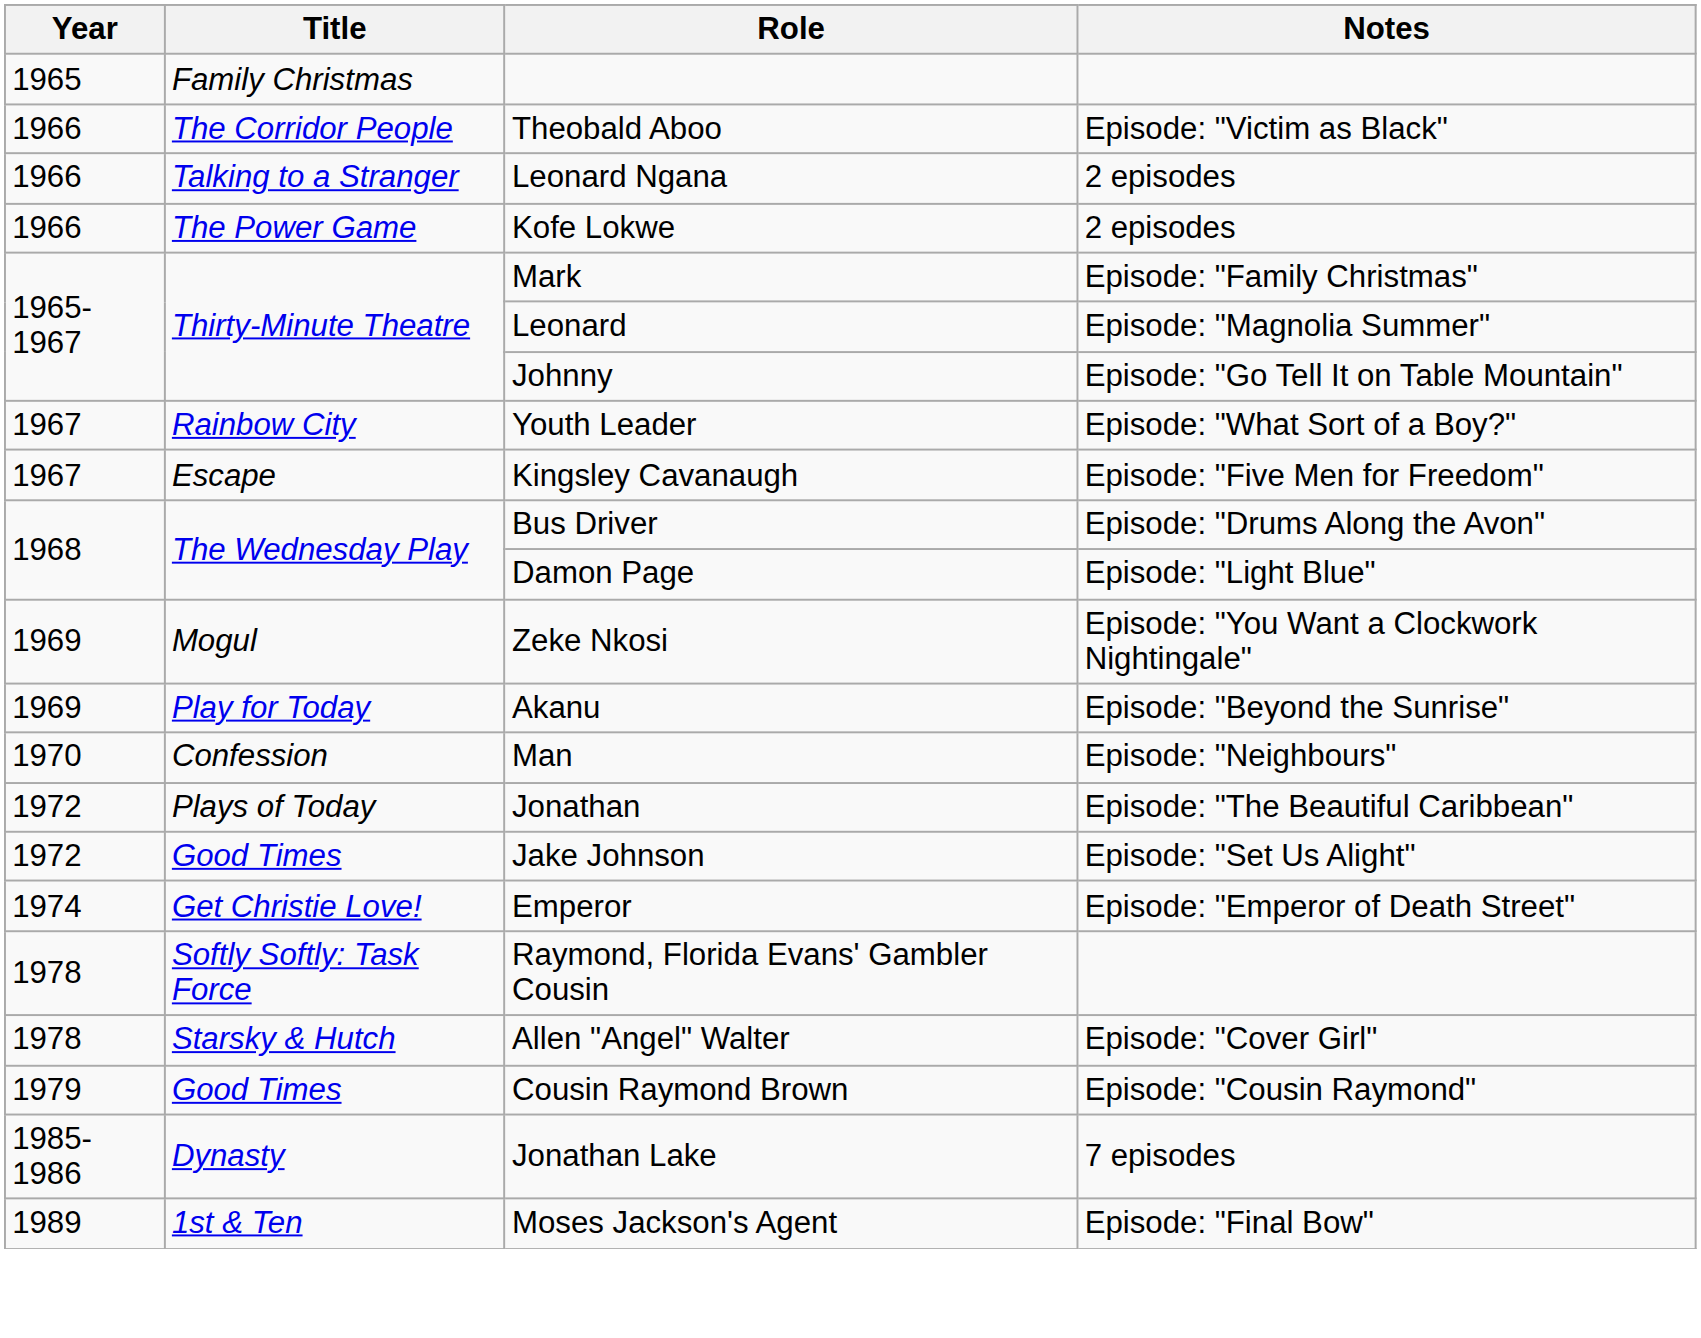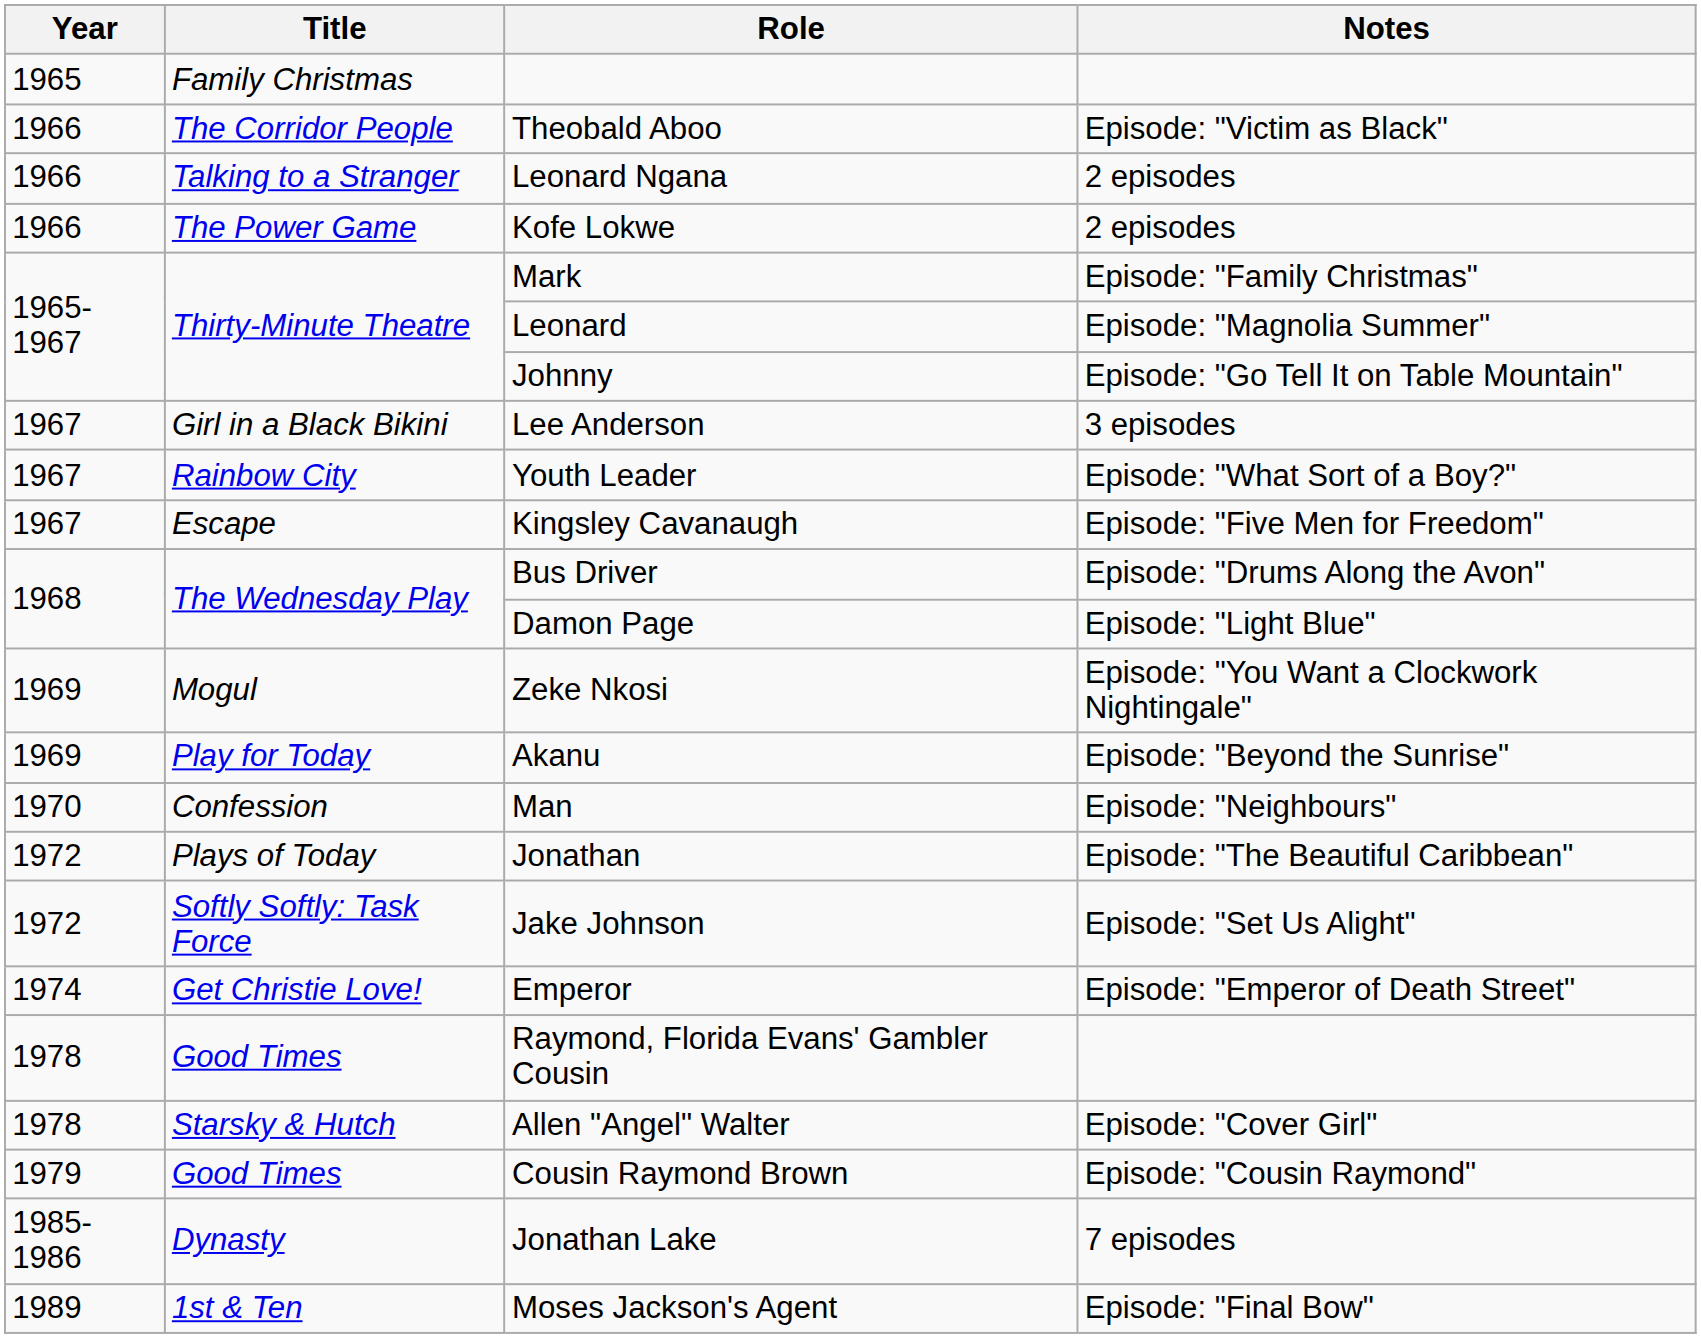+ row: (608, 425)
(257, 856) Good Times -> (295, 923) Softly Softly: Task Force
(295, 972) Softly Softly: Task Force -> (257, 1057) Good Times
